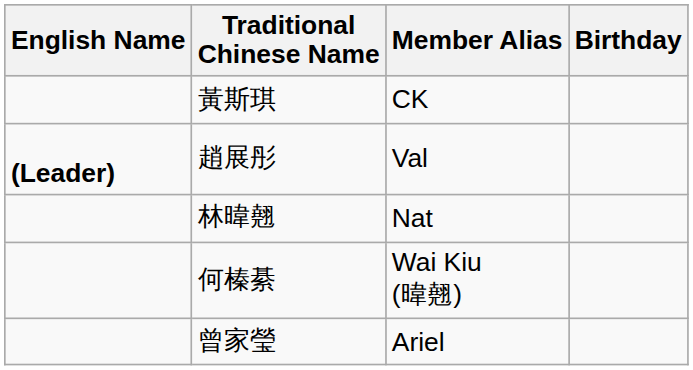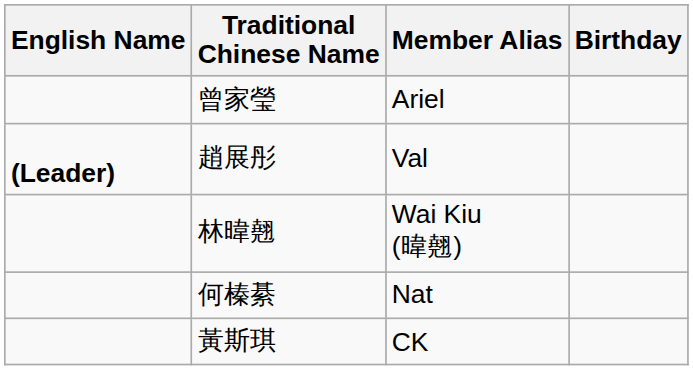rows swapped: (237, 98) <-> (237, 340)
(412, 217) Nat -> (437, 231) Wai Kiu (暐翹)
(437, 277) Wai Kiu (暐翹) -> (412, 294) Nat
